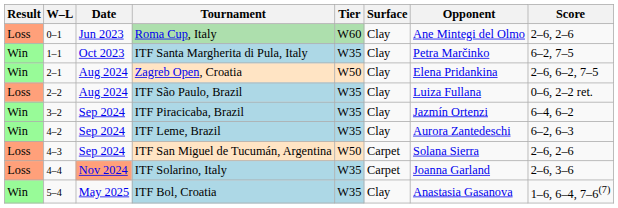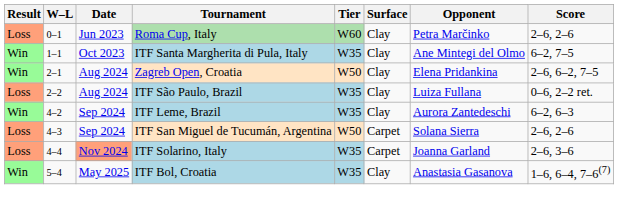(469, 33) Ane Mintegi del Olmo -> (451, 33) Petra Marčinko
(451, 53) Petra Marčinko -> (469, 53) Ane Mintegi del Olmo
- row: (189, 111)
